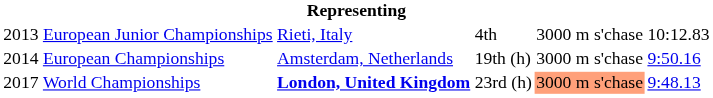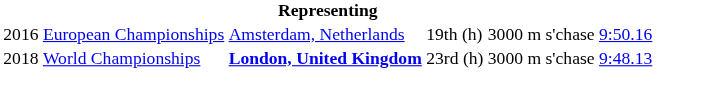- row: (158, 34)
(21, 58) 2014 -> (21, 34) 2016
(21, 82) 2017 -> (21, 58) 2018
(590, 82) lightsalmon background -> (541, 58) no background
